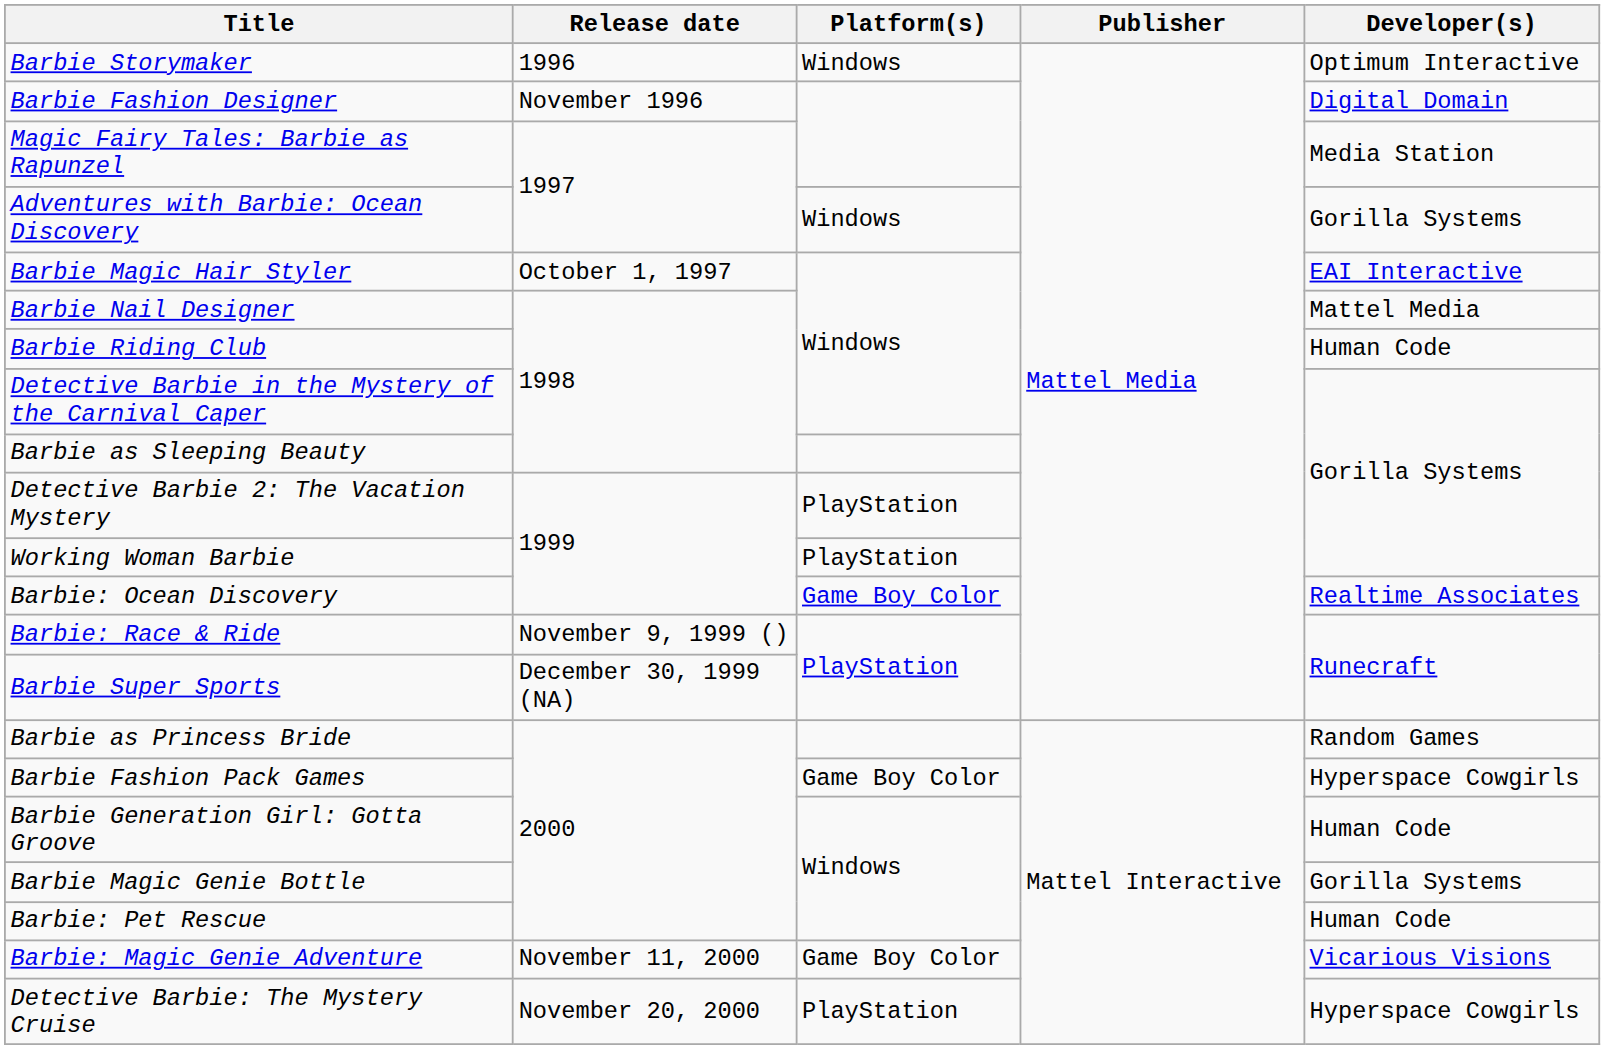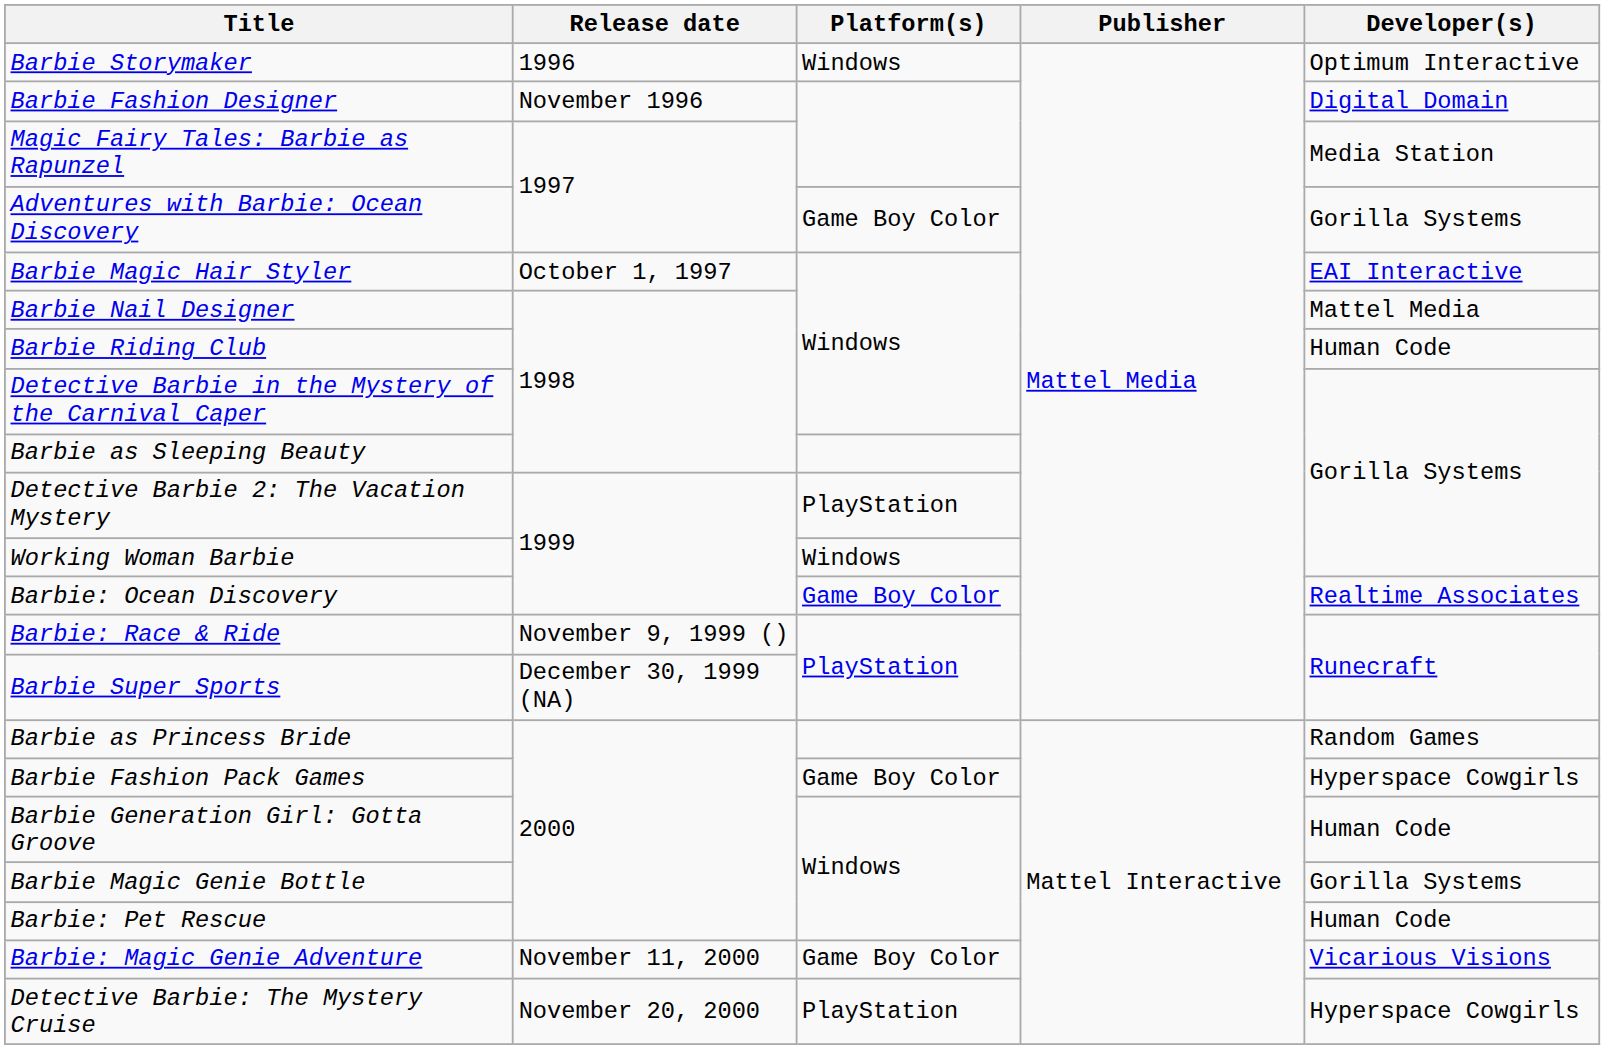(852, 219) Windows -> (901, 219) Game Boy Color
(880, 558) PlayStation -> (852, 558) Windows
